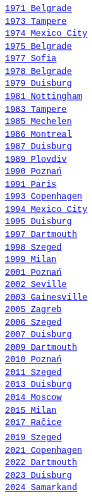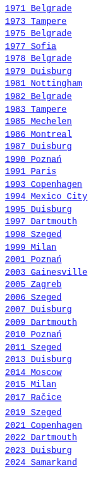- row: (46, 34)
+ row: (38, 97)
- row: (36, 159)
- row: (36, 285)
